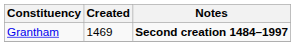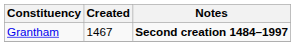(99, 32) 1469 -> (99, 32) 1467
